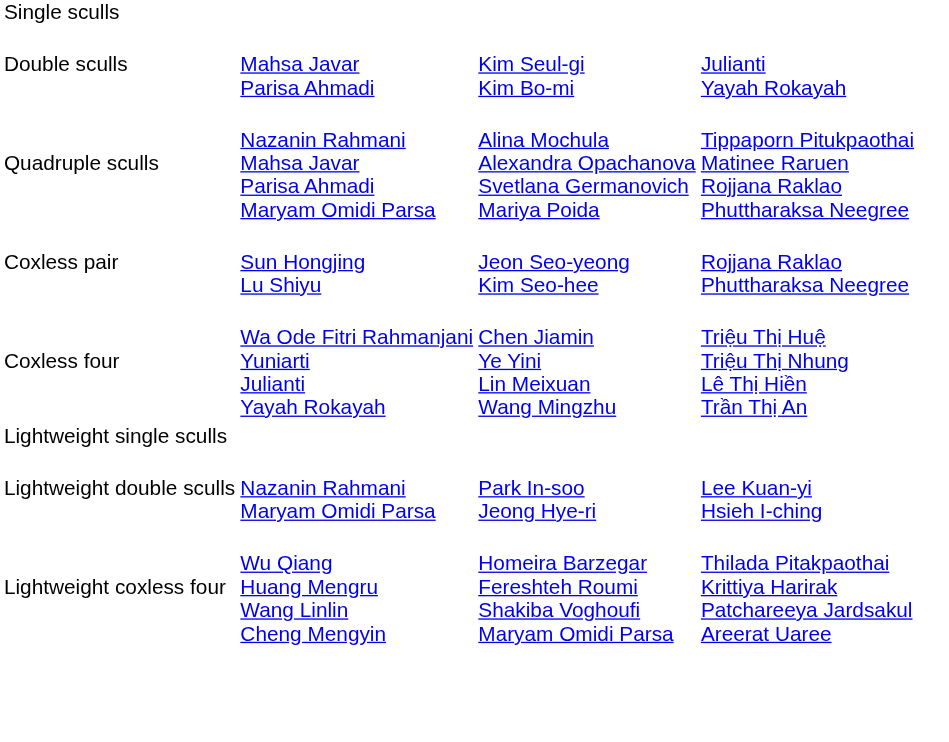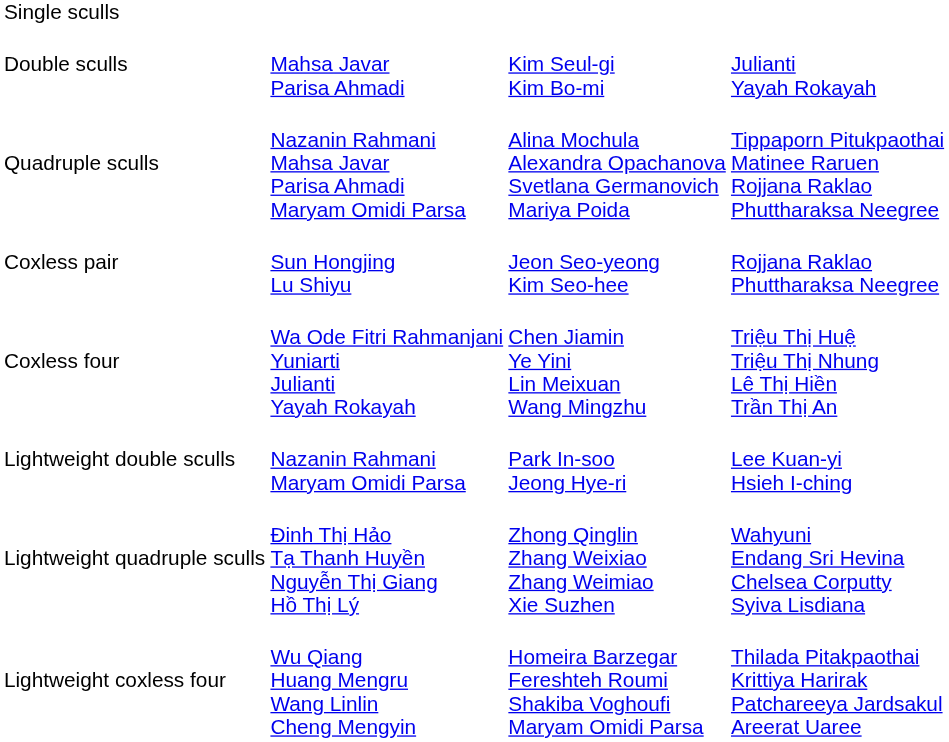- row: (115, 436)
+ row: (135, 558)
